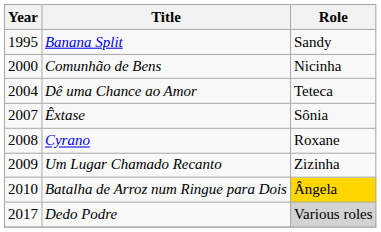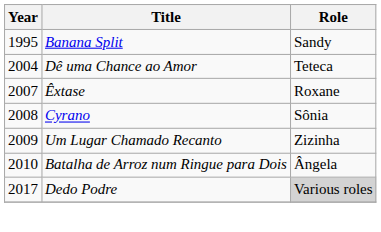- row: (103, 66)
(311, 116) Sônia -> (317, 91) Roxane
(317, 140) Roxane -> (311, 116) Sônia
(316, 190) gold background -> (316, 165) no background
